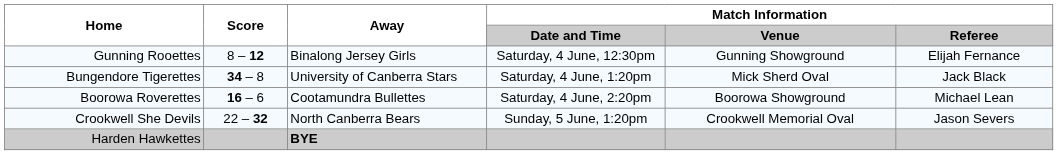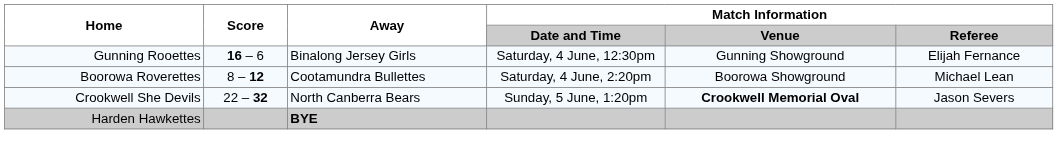(246, 56) 8 – 12 -> (246, 56) 16 – 6
- row: (133, 77)
(246, 97) 16 – 6 -> (246, 77) 8 – 12
(780, 118) normal -> (780, 97) bold
